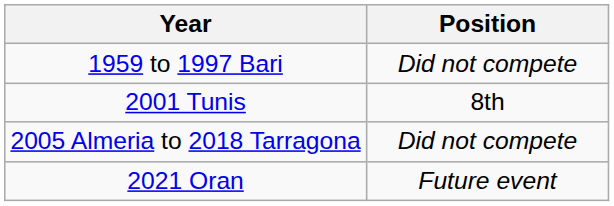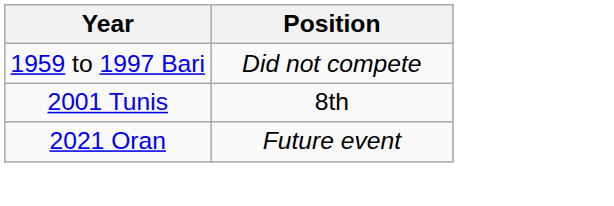- row: (186, 141)
